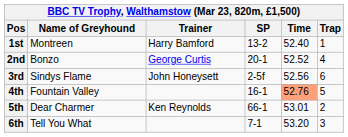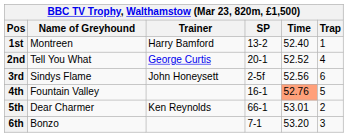(44, 60) Bonzo -> (61, 60) Tell You What
(61, 124) Tell You What -> (44, 124) Bonzo
